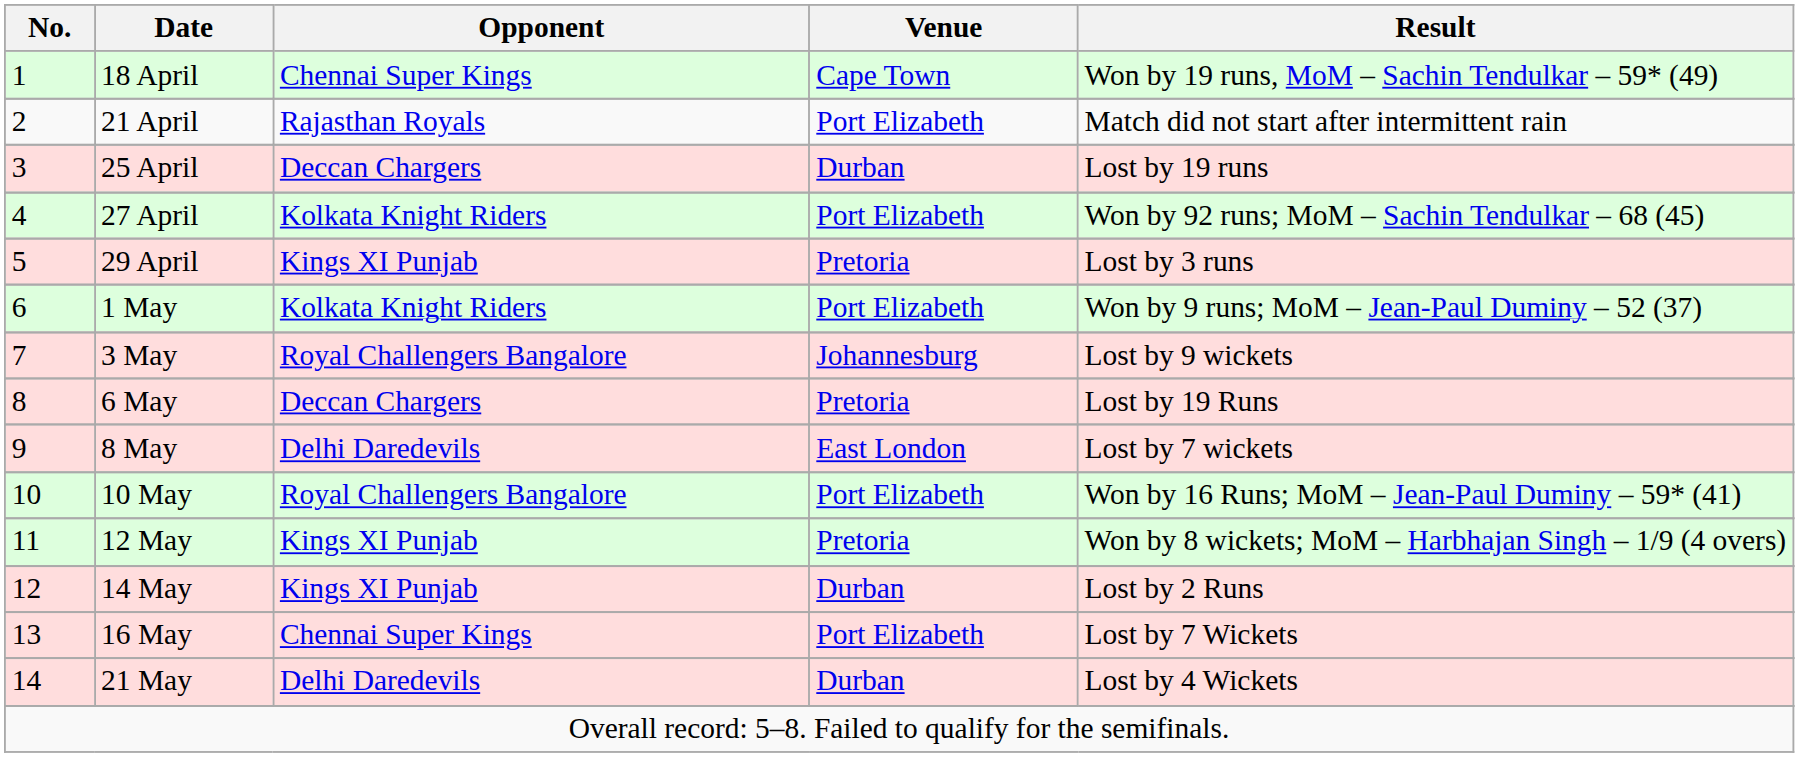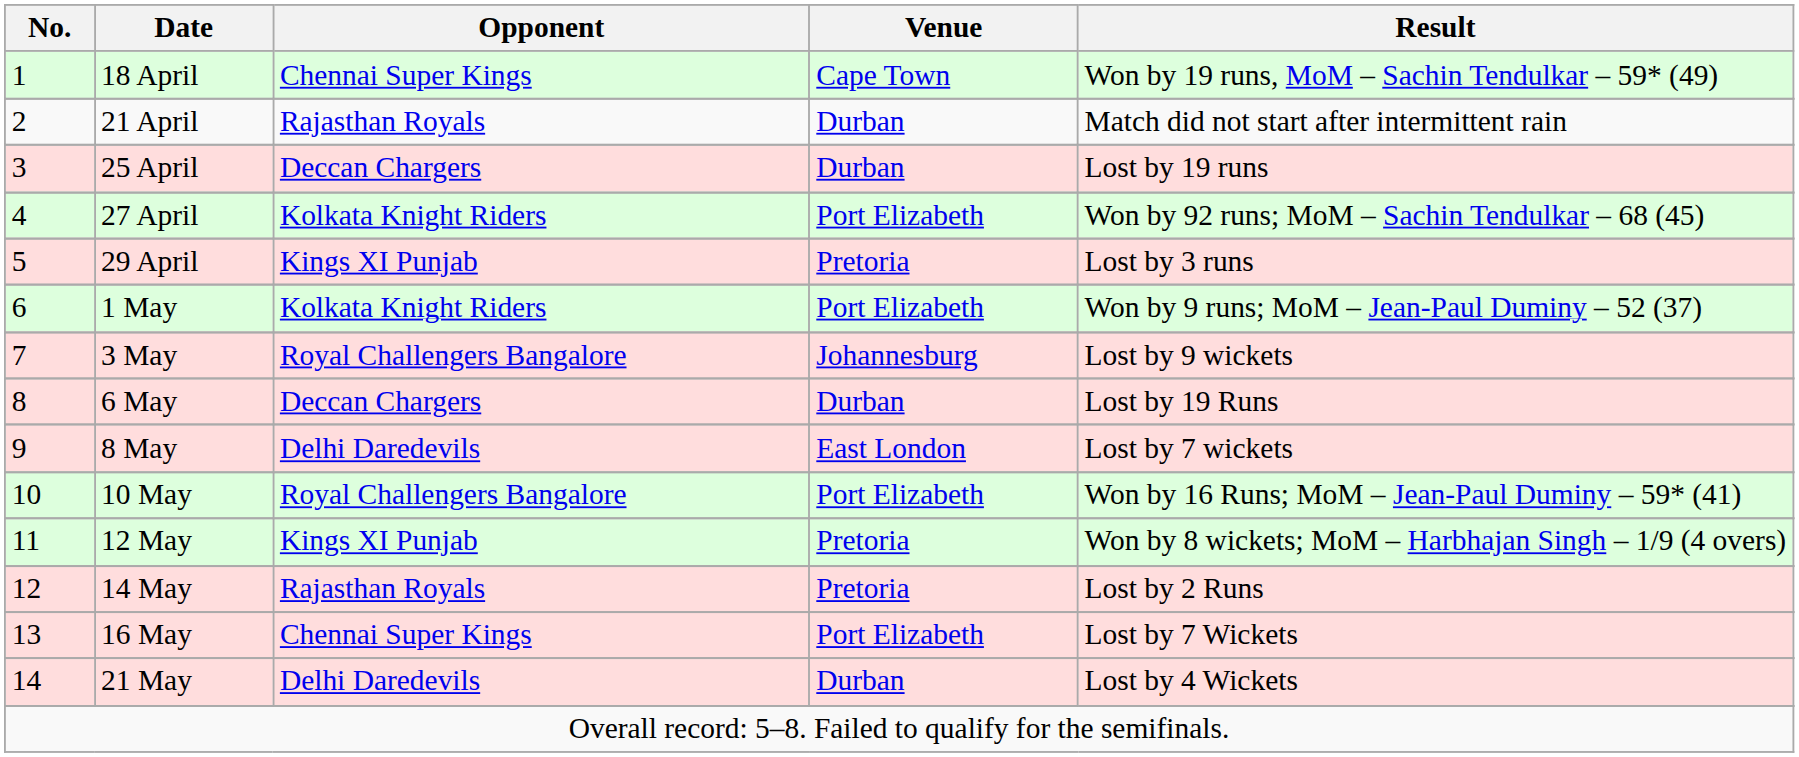(900, 121) Port Elizabeth -> (860, 121) Durban
(863, 401) Pretoria -> (860, 401) Durban
(379, 588) Kings XI Punjab -> (383, 588) Rajasthan Royals
(860, 588) Durban -> (863, 588) Pretoria
